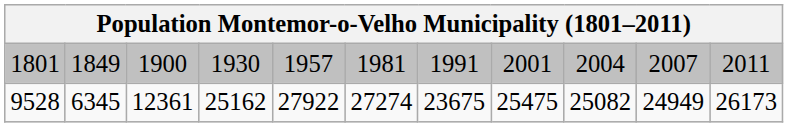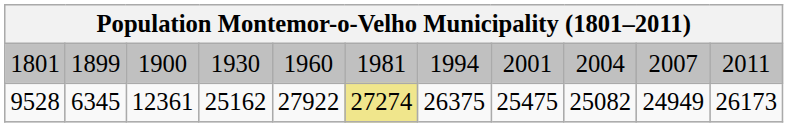(96, 63) 1849 -> (96, 63) 1899
(308, 63) 1957 -> (308, 63) 1960
(454, 63) 1991 -> (454, 63) 1994
(381, 102) no background -> (381, 102) khaki background
(454, 102) 23675 -> (454, 102) 26375
